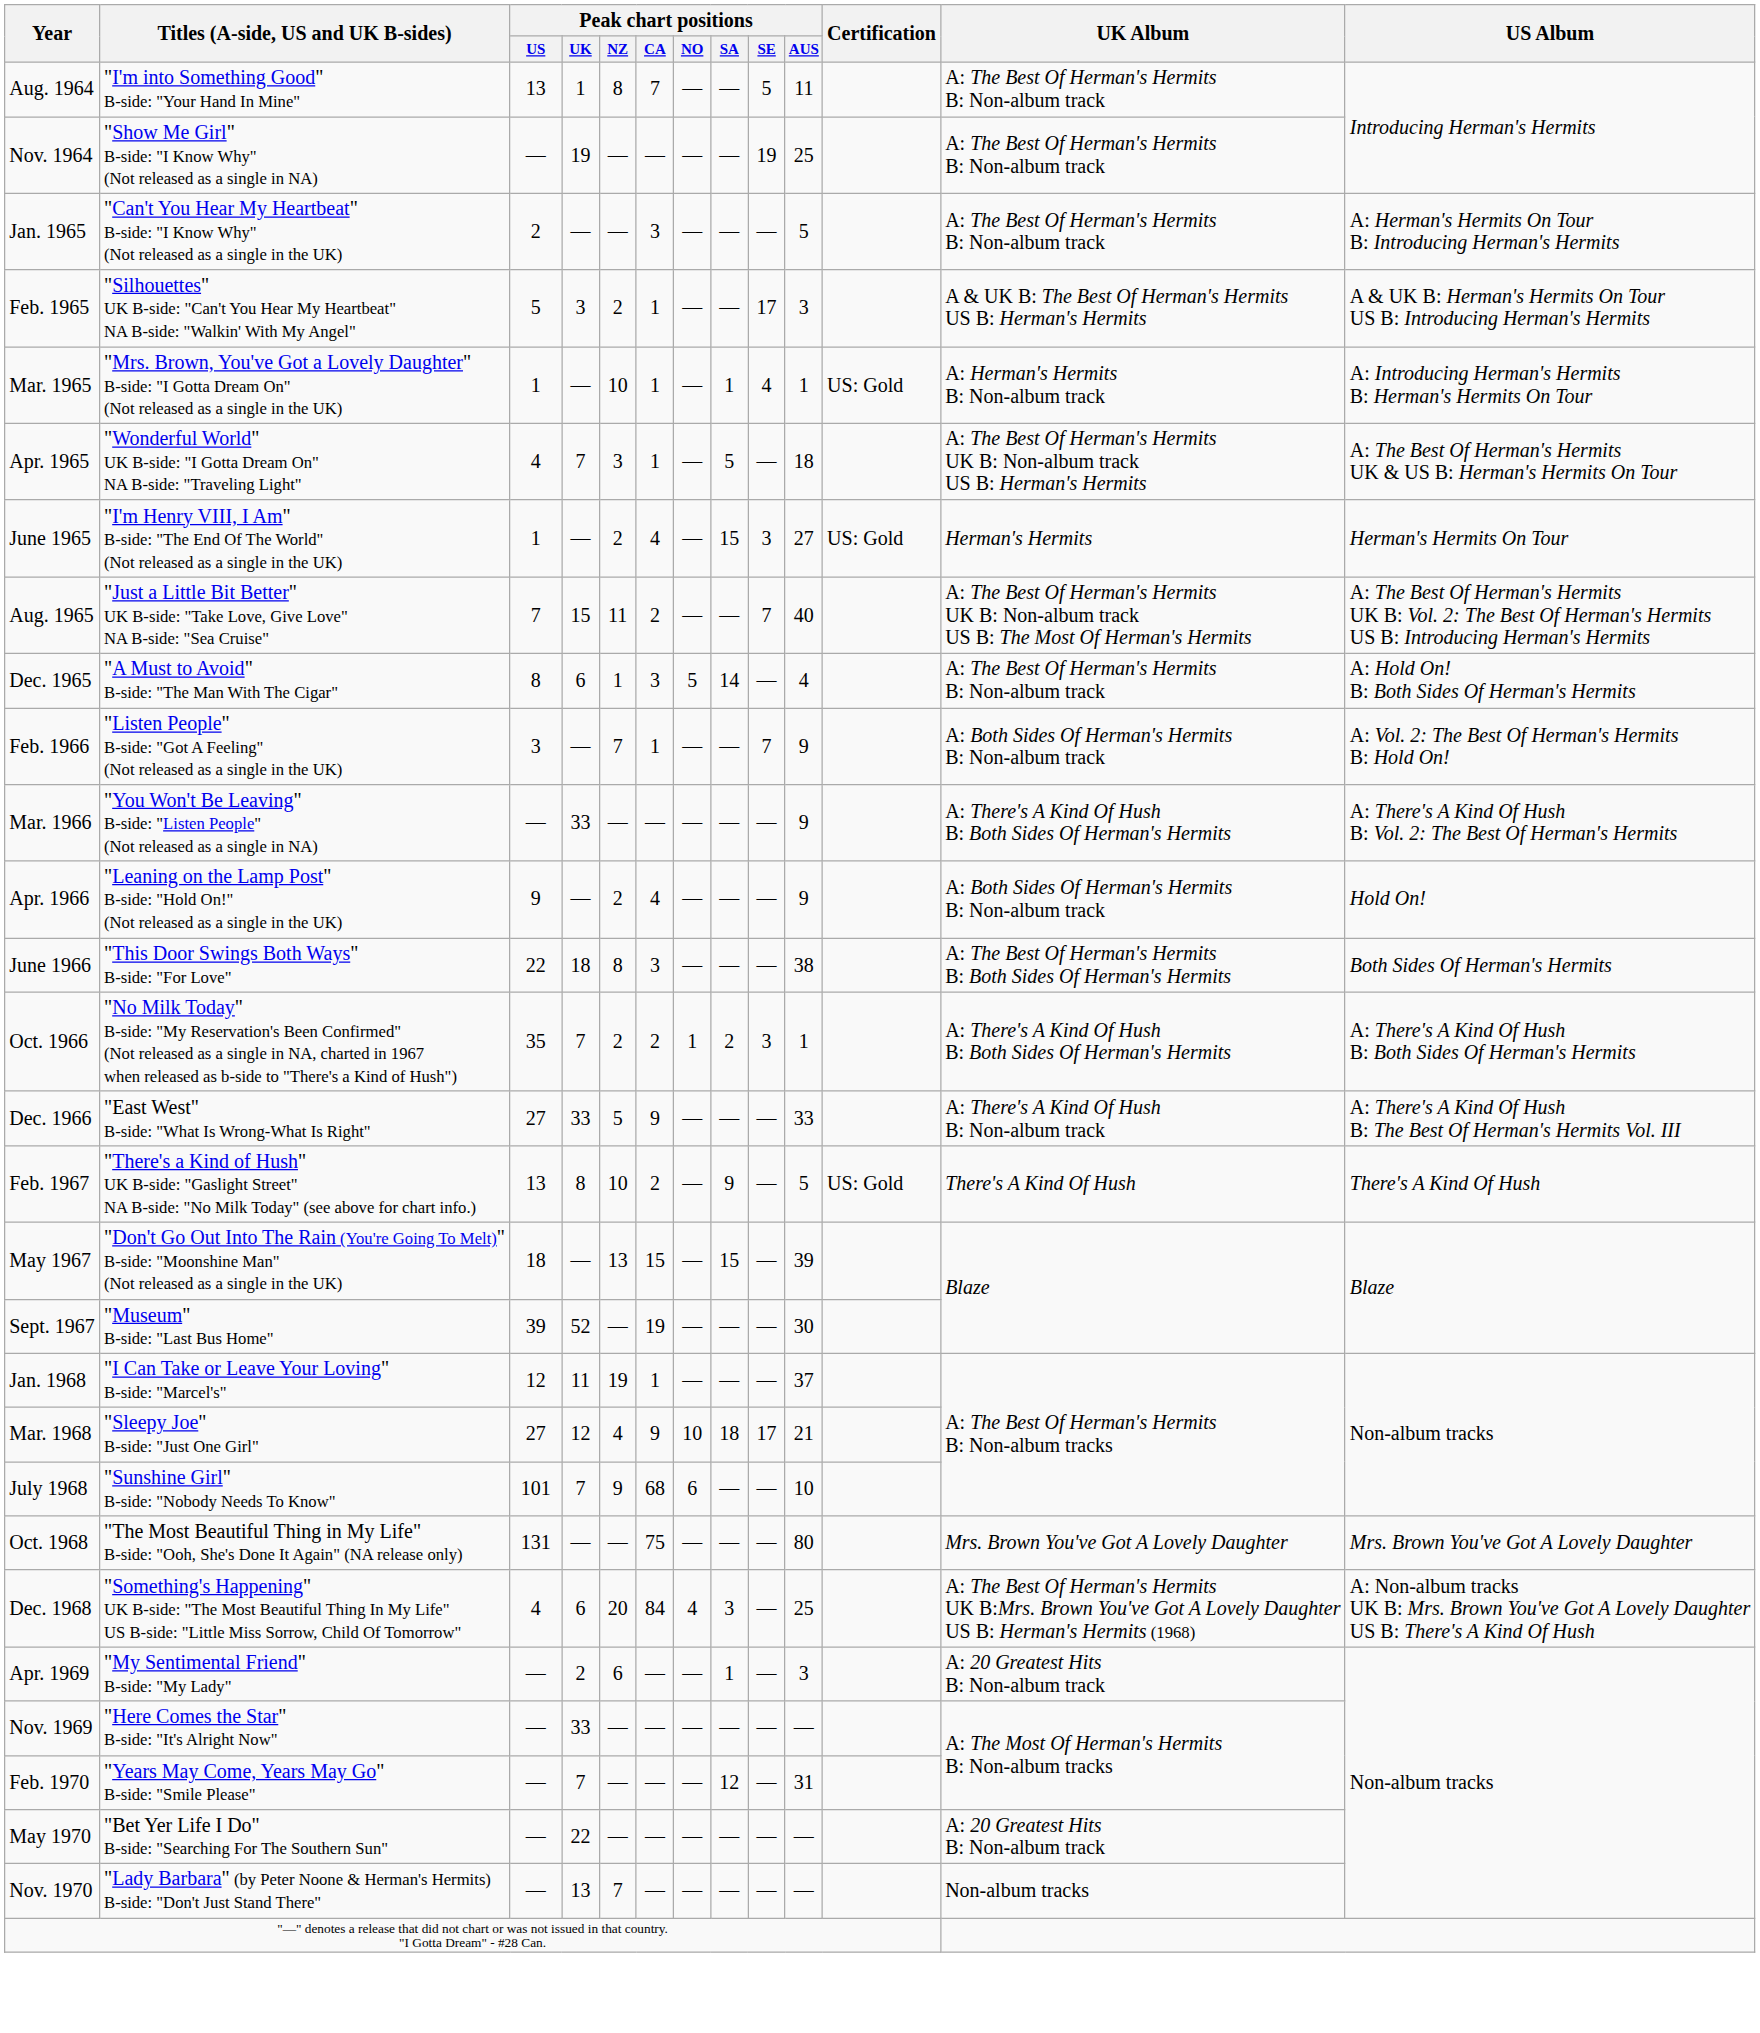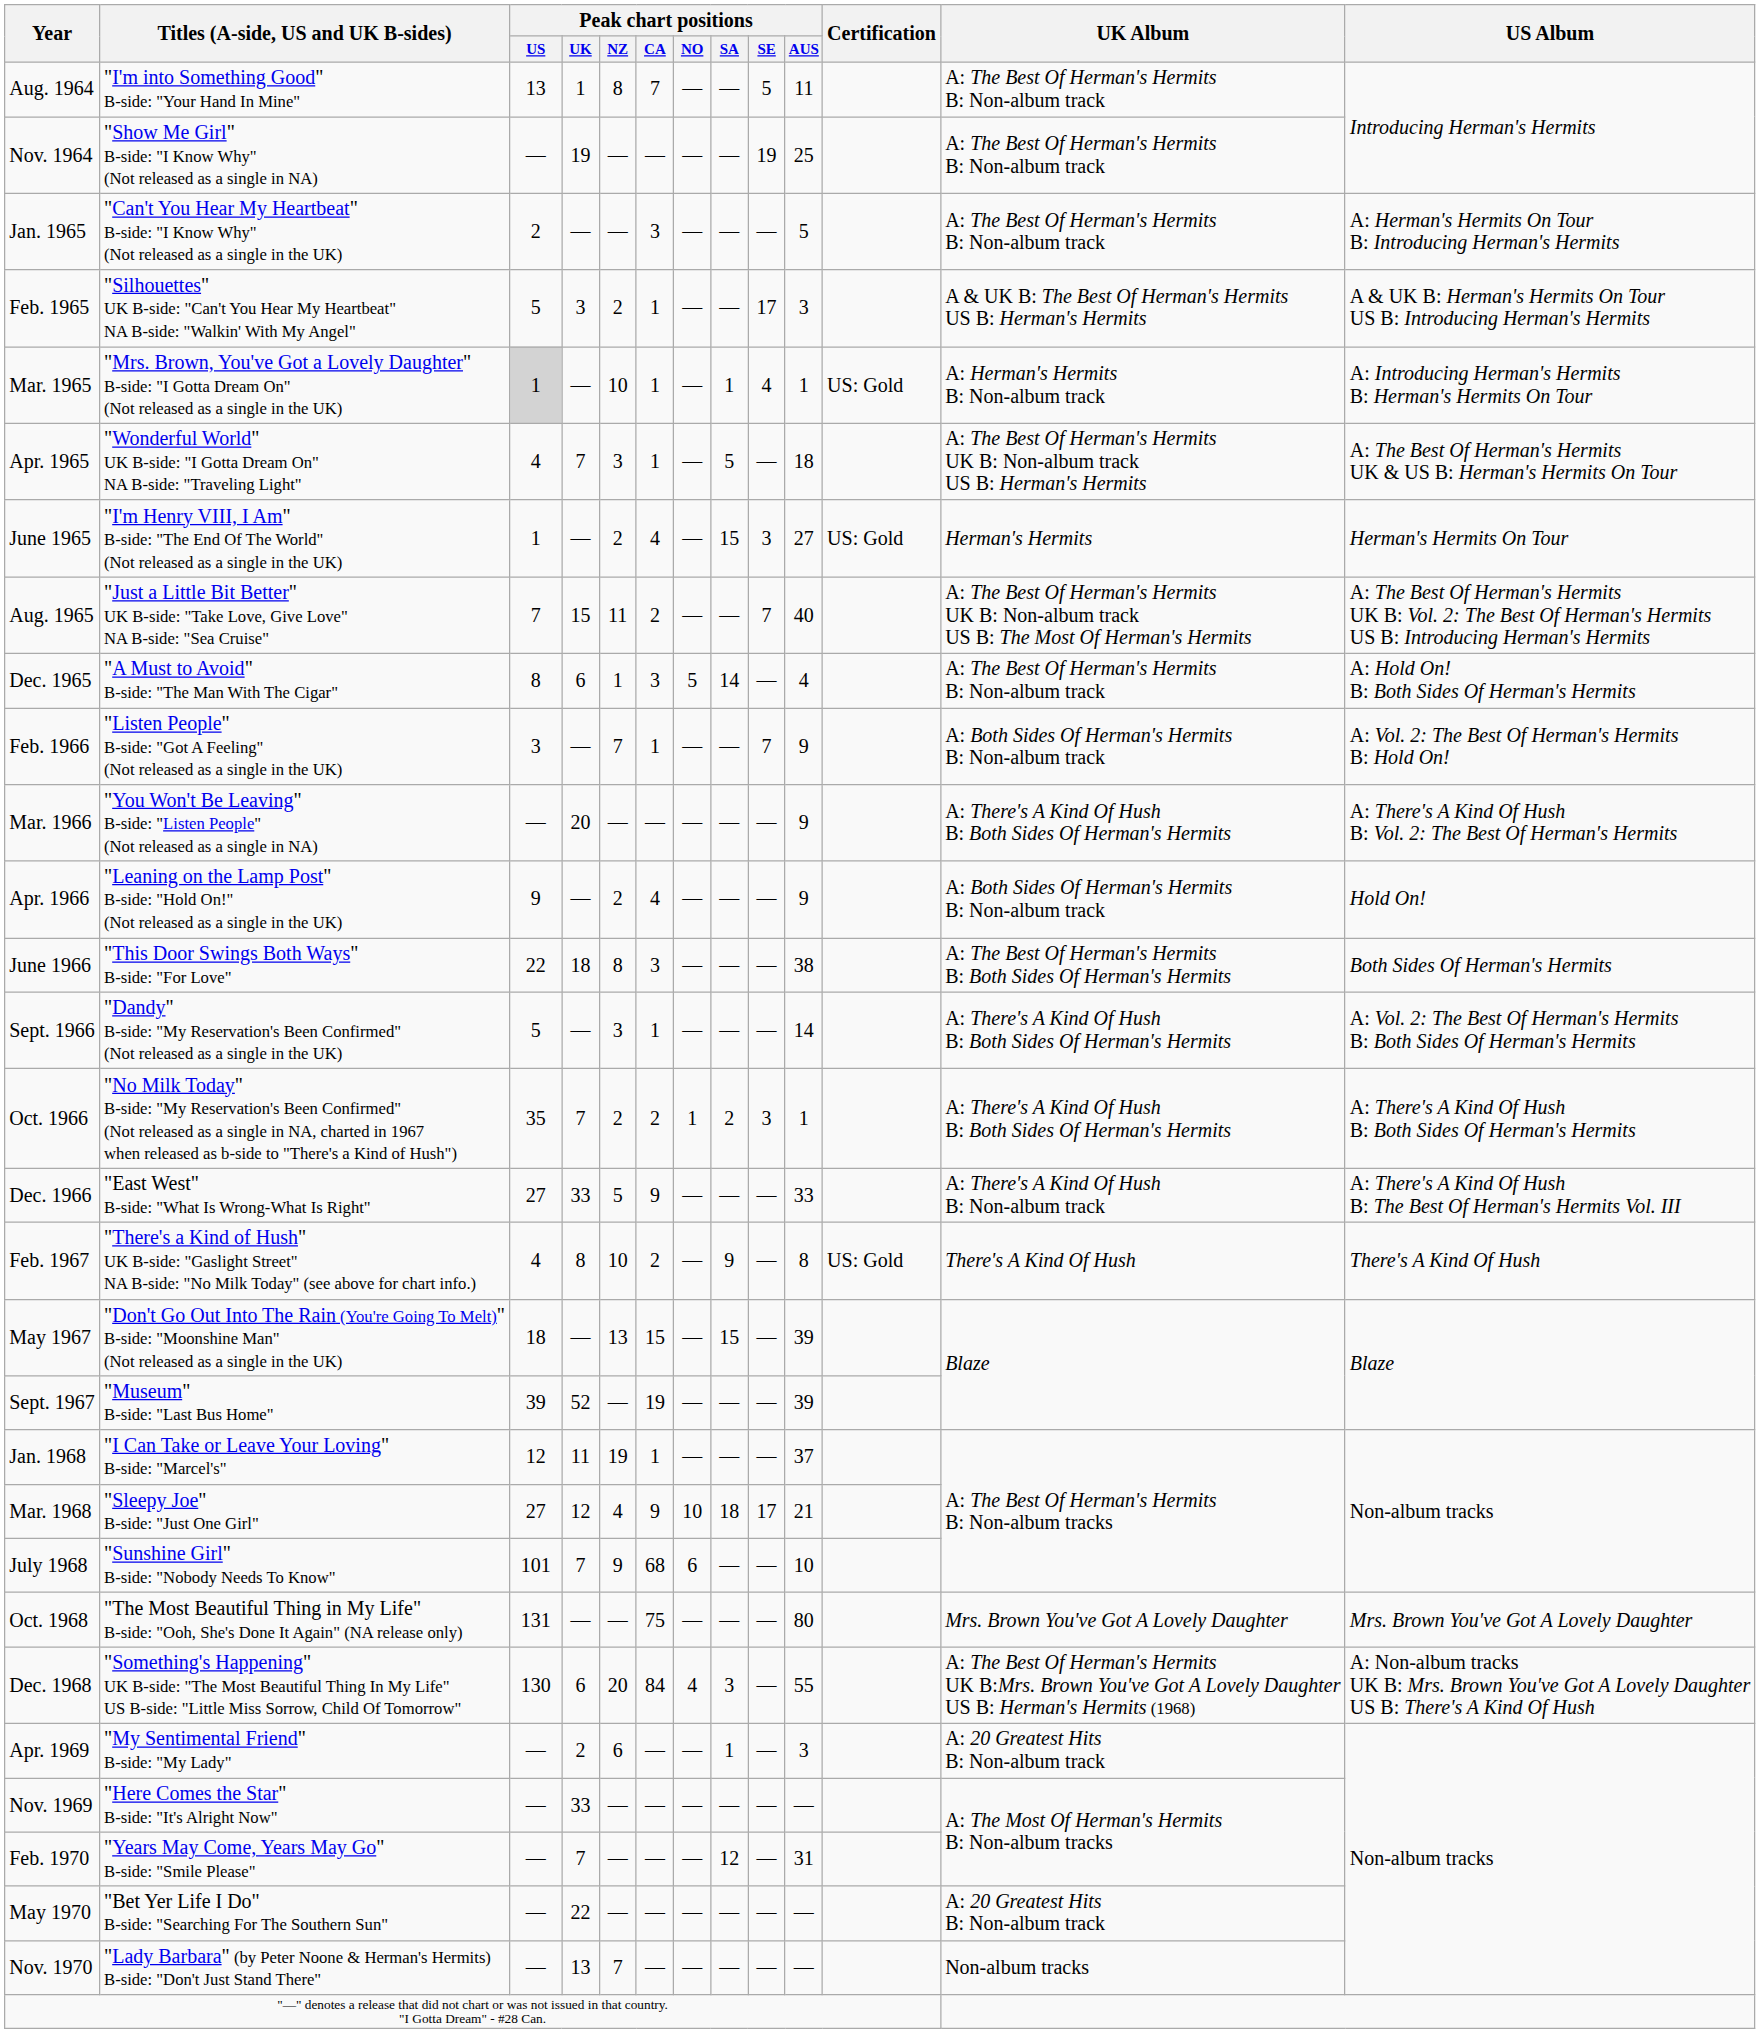(536, 384) no background -> (536, 384) lightgrey background
(580, 822) 33 -> (580, 822) 20
+ row: (52, 1030)
(536, 1183) 13 -> (536, 1260) 4
(804, 1183) 5 -> (804, 1260) 8
(804, 1326) 30 -> (804, 1402) 39
(536, 1608) 4 -> (536, 1685) 130
(804, 1608) 25 -> (804, 1685) 55
